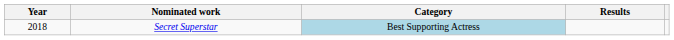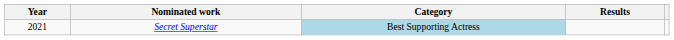(37, 27) 2018 -> (37, 27) 2021
